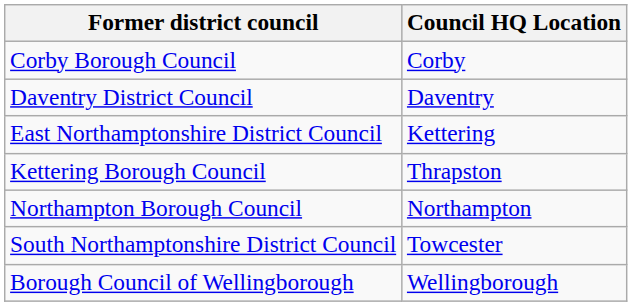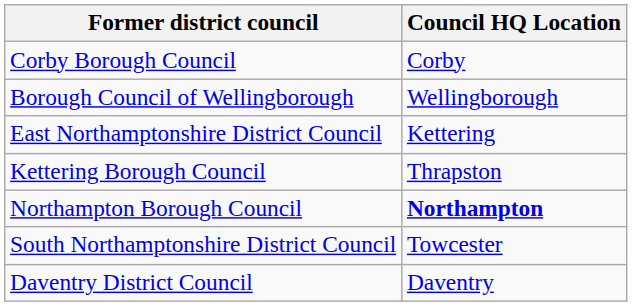rows swapped: (131, 97) <-> (182, 282)
(469, 208) normal -> (475, 208) bold
